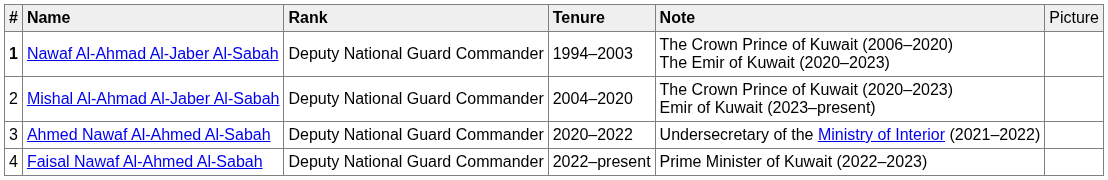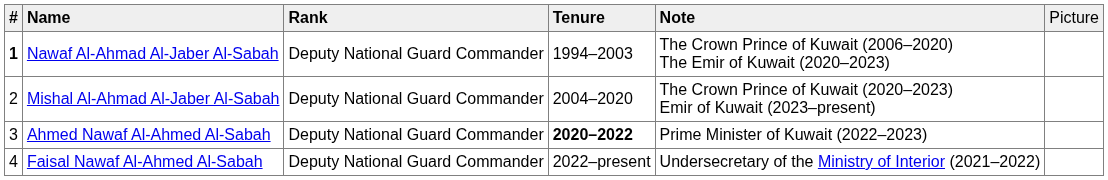(593, 134) normal -> (593, 134) bold
(850, 134) Undersecretary of the Ministry of Interior (2021–2022) -> (793, 134) Prime Minister of Kuwait (2022–2023)
(793, 162) Prime Minister of Kuwait (2022–2023) -> (850, 162) Undersecretary of the Ministry of Interior (2021–2022)
